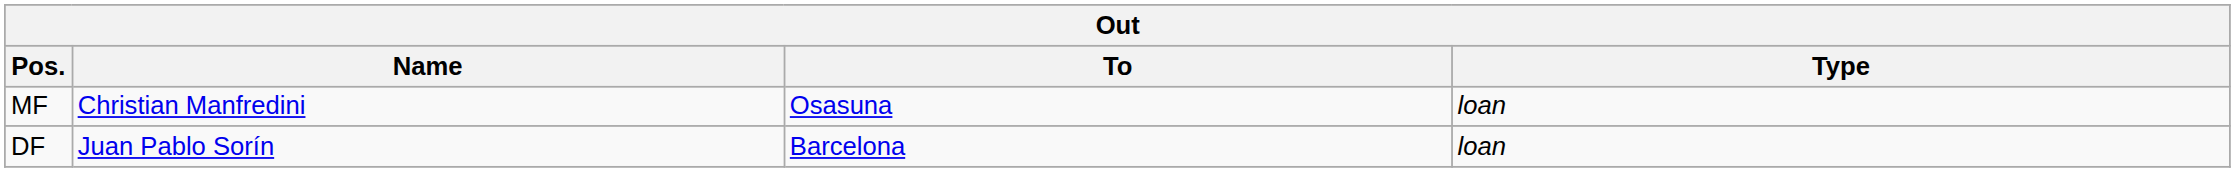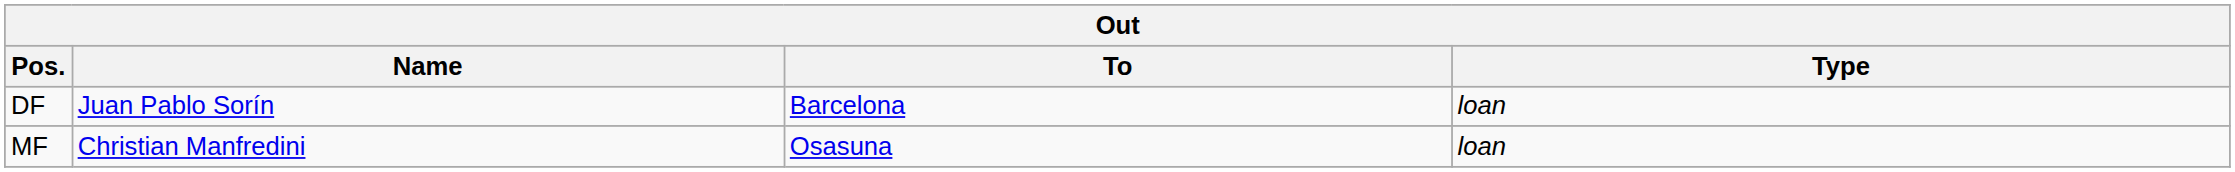rows swapped: (28, 147) <-> (29, 107)
